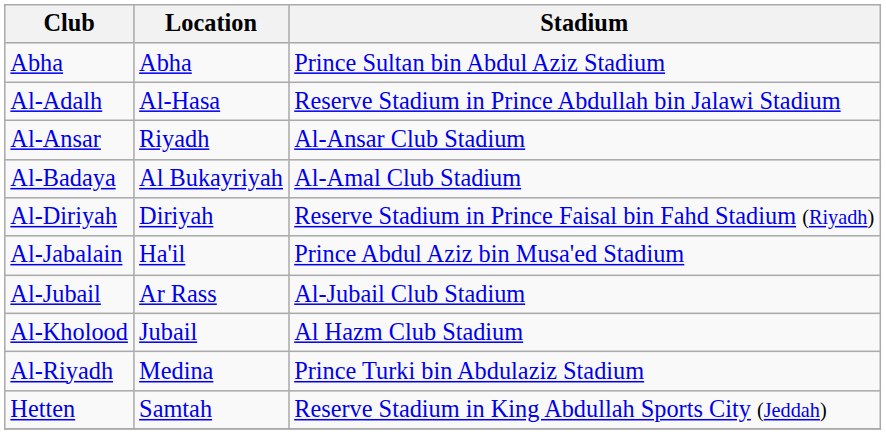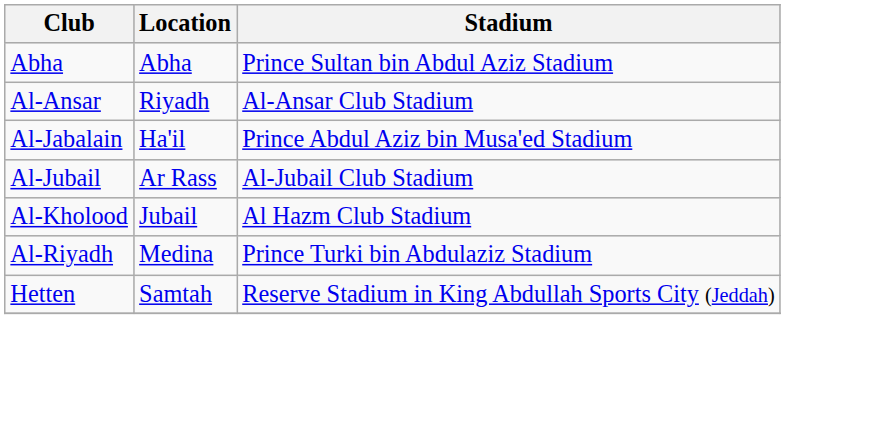- row: (56, 100)
- row: (63, 178)
- row: (64, 216)
